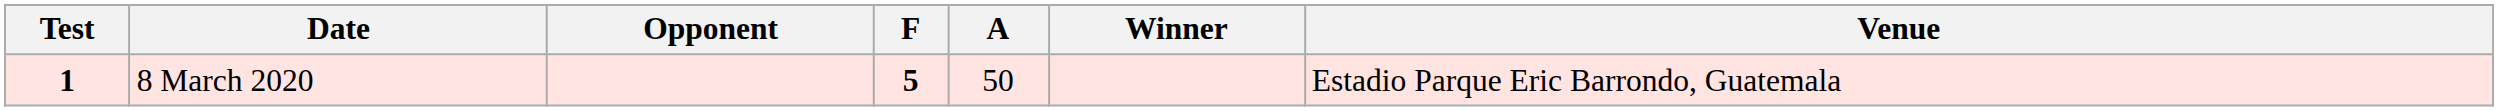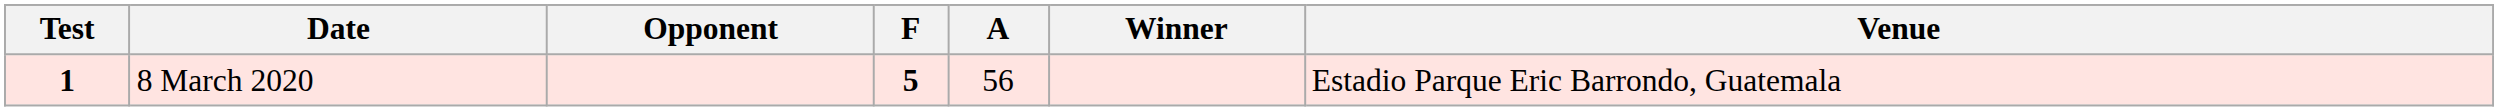(998, 79) 50 -> (998, 79) 56
